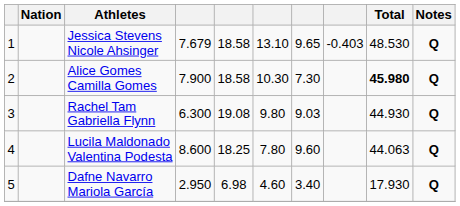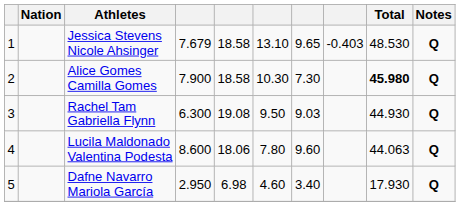(273, 114) 9.80 -> (273, 114) 9.50
(234, 149) 18.25 -> (234, 149) 18.06
